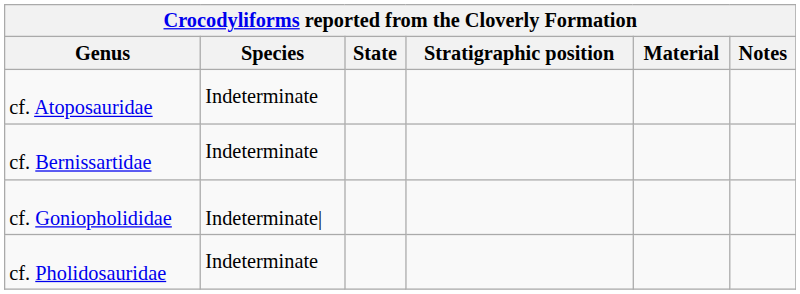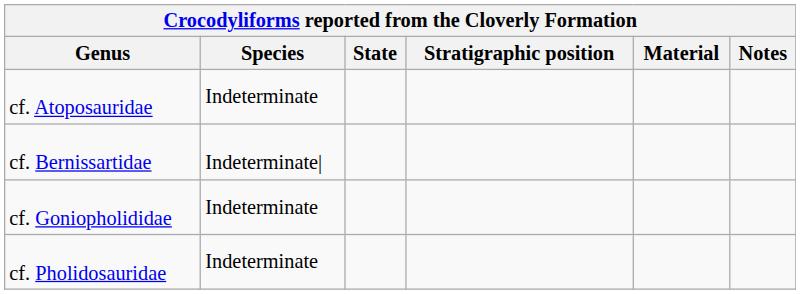(262, 151) Indeterminate -> (264, 163) Indeterminate|
(264, 218) Indeterminate| -> (262, 206) Indeterminate
